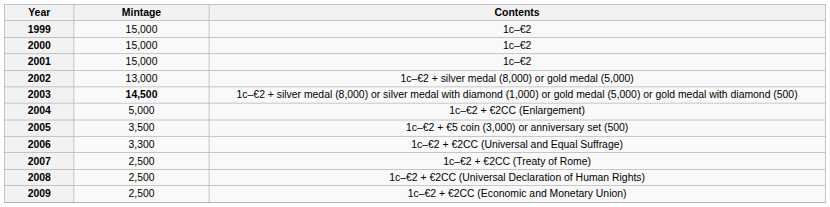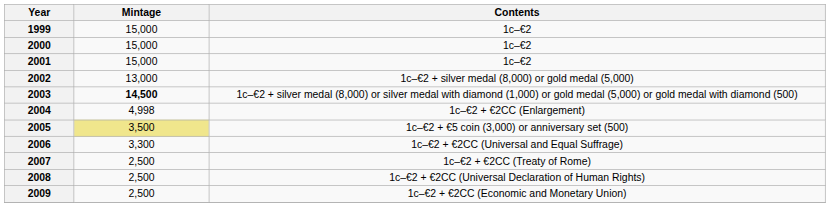(142, 111) 5,000 -> (142, 111) 4,998
(142, 128) no background -> (142, 128) khaki background
